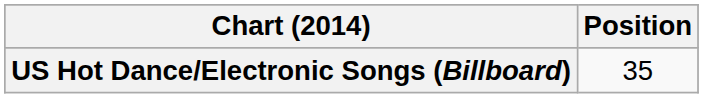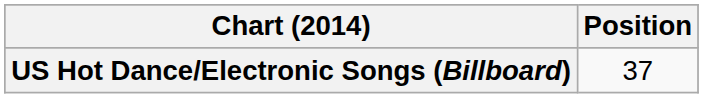(638, 69) 35 -> (638, 69) 37
